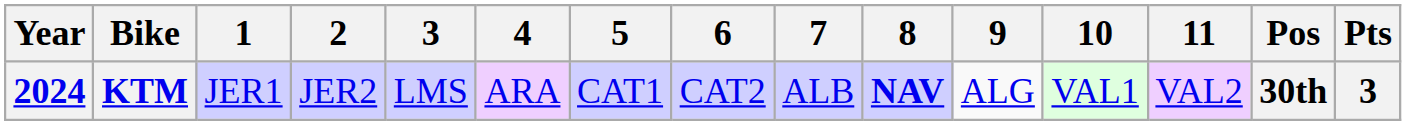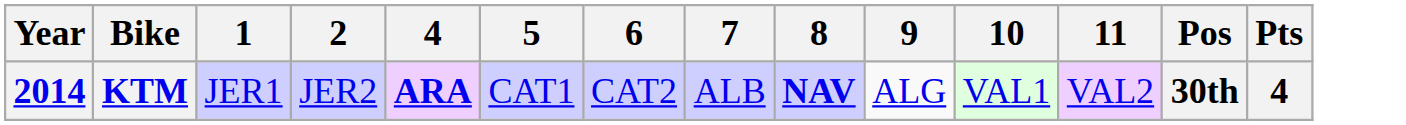- column: (431, 33)
(49, 90) 2024 -> (49, 90) 2014
(522, 90) normal -> (433, 90) bold
(1368, 90) 3 -> (1279, 90) 4
